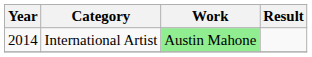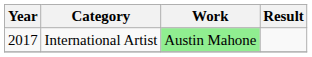(23, 39) 2014 -> (23, 39) 2017
